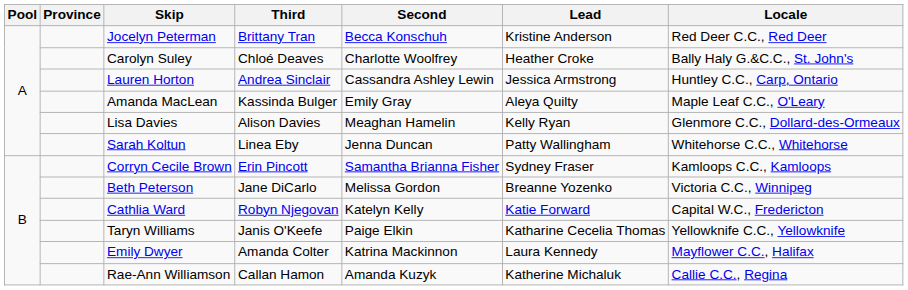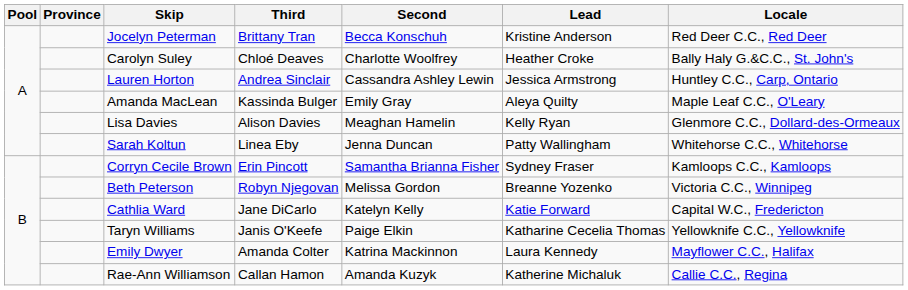(277, 187) Jane DiCarlo -> (288, 187) Robyn Njegovan
(288, 209) Robyn Njegovan -> (277, 209) Jane DiCarlo
